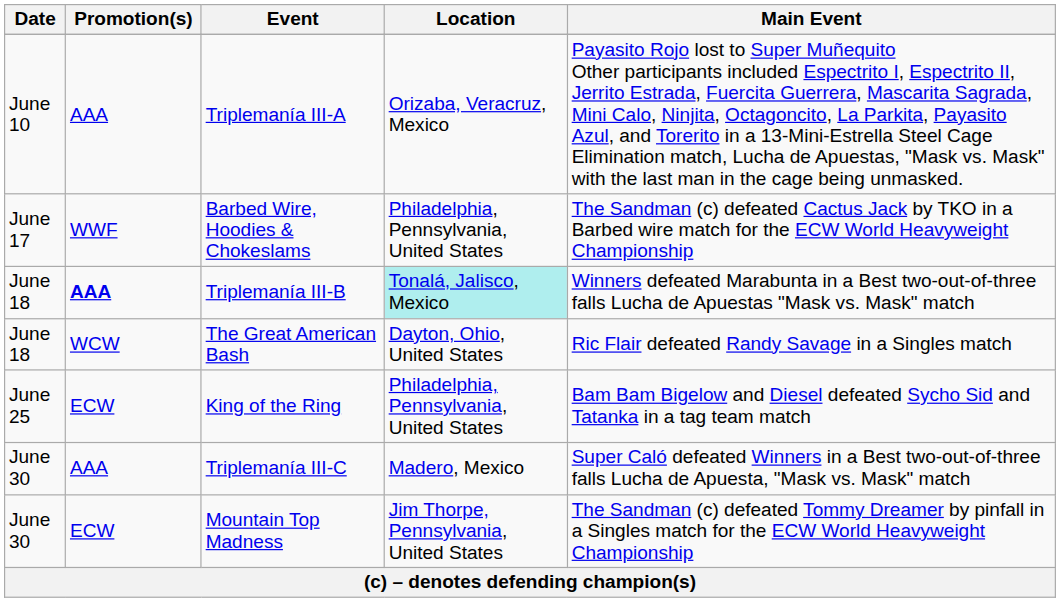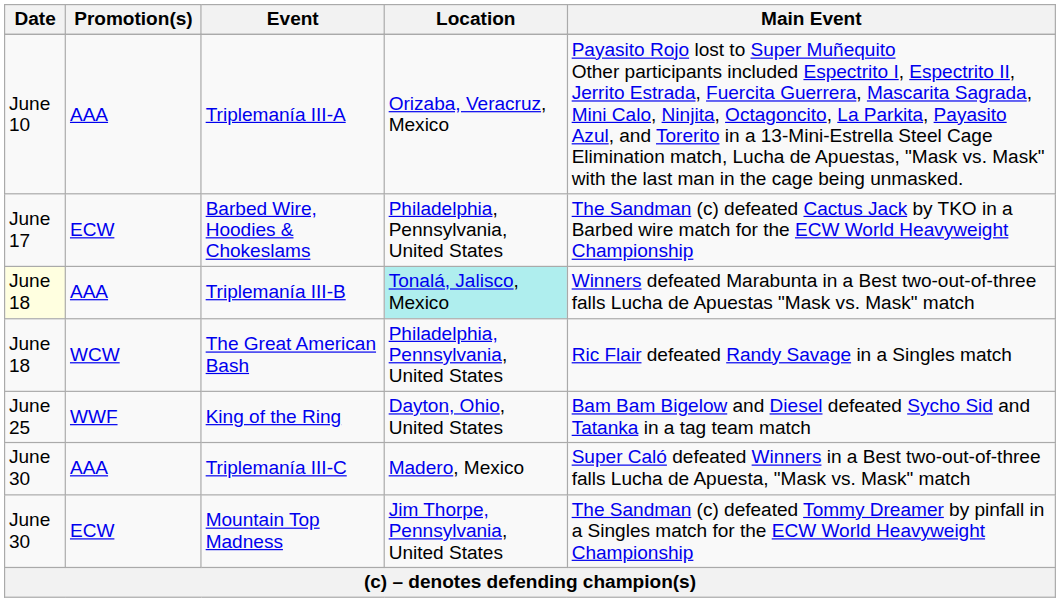(94, 229) WWF -> (92, 229) ECW
(30, 292) no background -> (30, 292) lightyellow background
(91, 292) bold -> (89, 292) normal
(447, 343) Dayton, Ohio, United States -> (448, 354) Philadelphia, Pennsylvania, United States
(92, 406) ECW -> (94, 416) WWF
(448, 406) Philadelphia, Pennsylvania, United States -> (447, 416) Dayton, Ohio, United States
